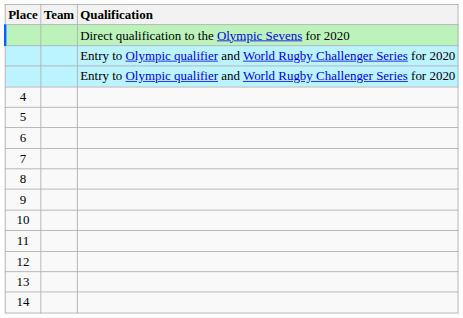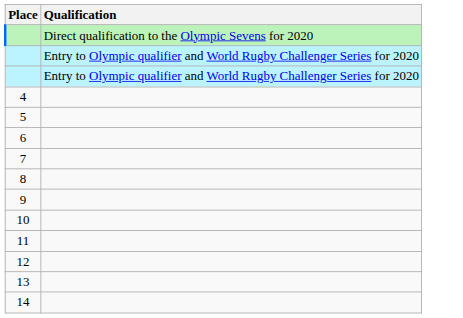- column: (59, 14)
